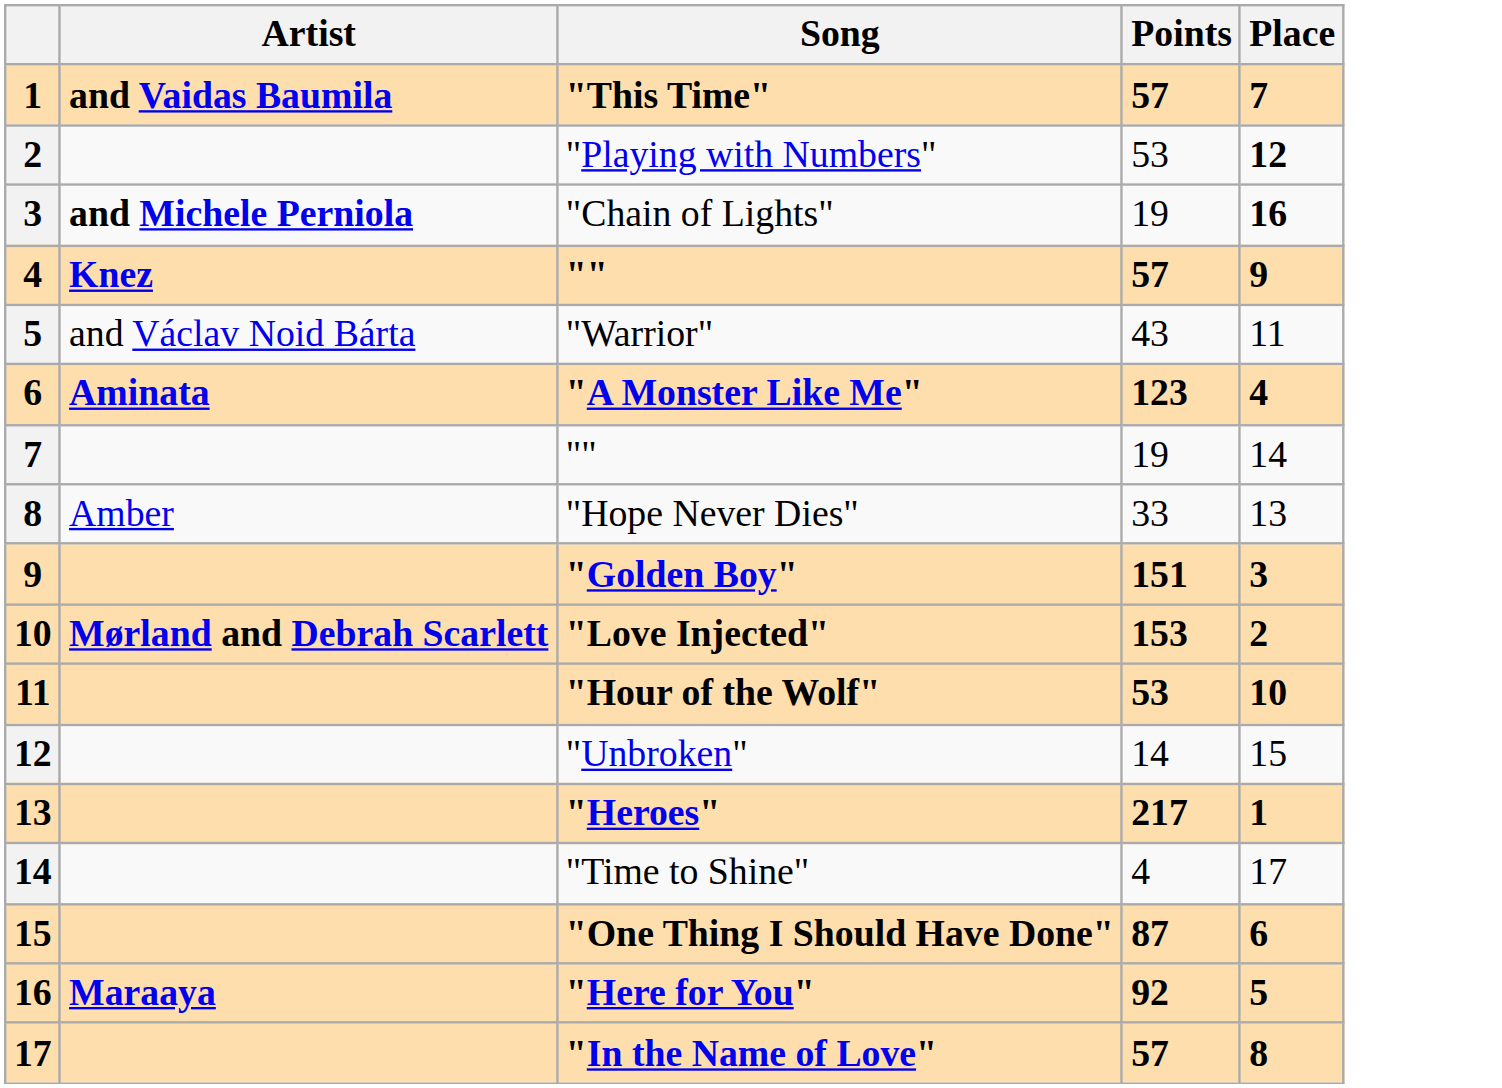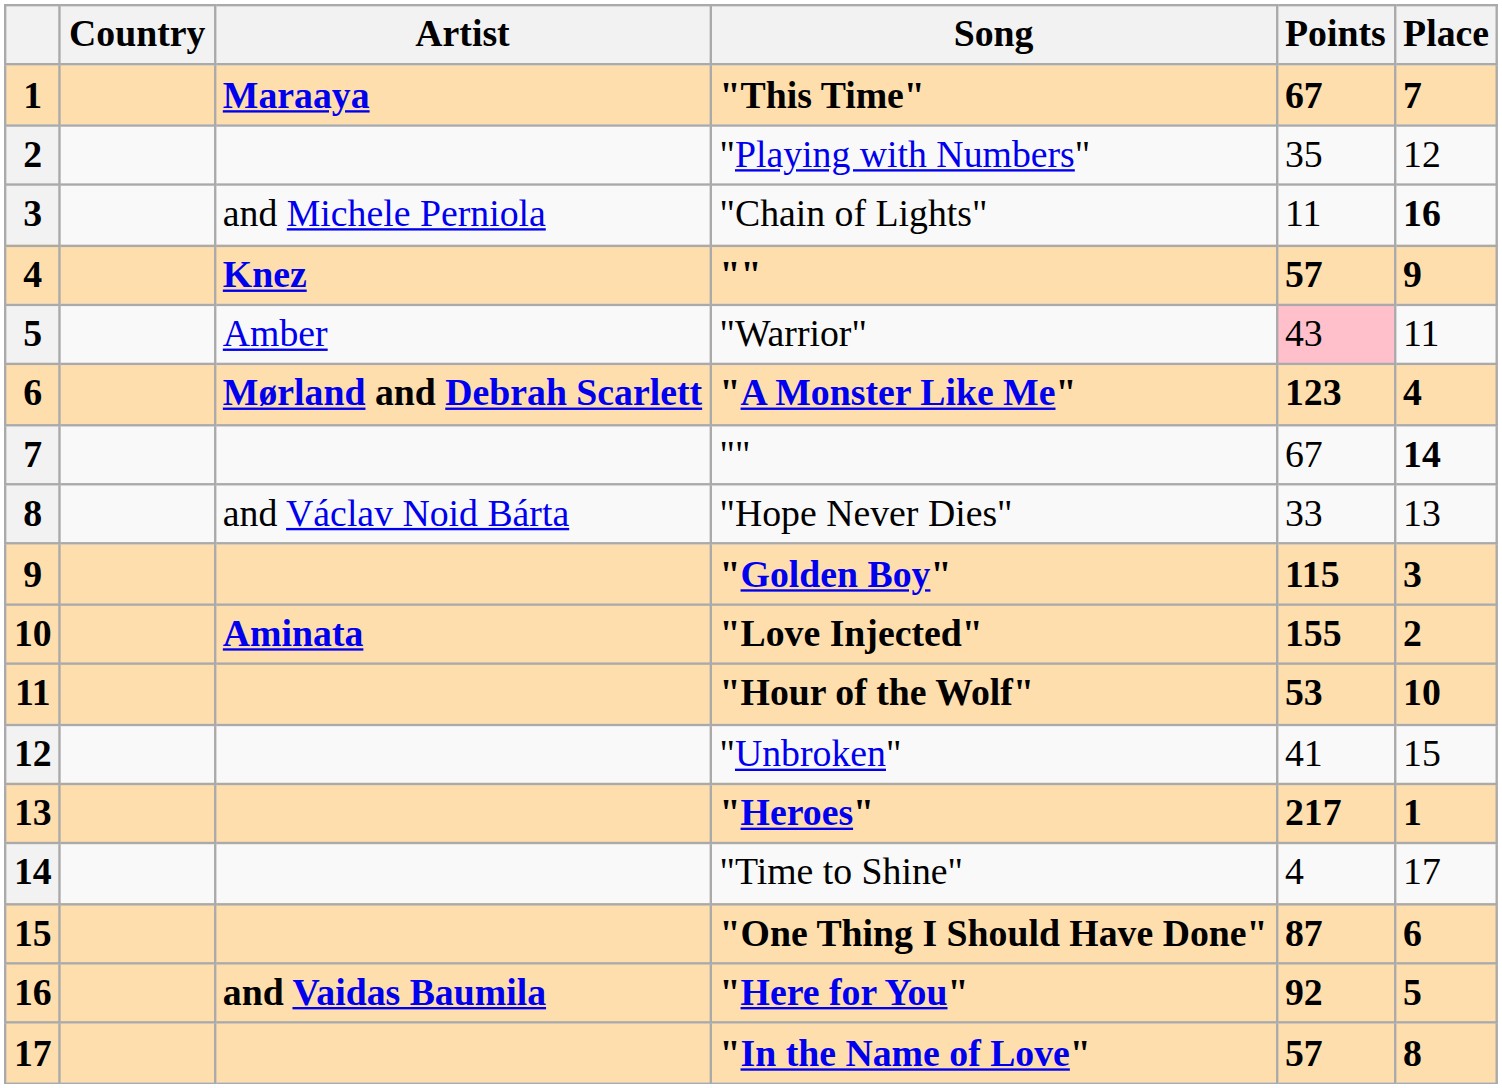+ column: (137, 34)
(231, 94) and Vaidas Baumila -> (296, 94) Maraaya
(1150, 94) 57 -> (1304, 94) 67
(1150, 154) 53 -> (1304, 154) 35
(1268, 154) bold -> (1422, 154) normal
(241, 214) bold -> (384, 214) normal
(1150, 214) 19 -> (1303, 214) 11
(242, 333) and Václav Noid Bárta -> (275, 333) Amber
(1150, 333) no background -> (1304, 333) pink background
(139, 393) Aminata -> (462, 393) Mørland and Debrah Scarlett
(1150, 453) 19 -> (1304, 453) 67
(1268, 453) normal -> (1422, 453) bold
(121, 513) Amber -> (396, 513) and Václav Noid Bárta
(1160, 573) 151 -> (1312, 573) 115
(309, 633) Mørland and Debrah Scarlett -> (293, 633) Aminata
(1160, 633) 153 -> (1313, 633) 155
(1150, 753) 14 -> (1304, 753) 41
(142, 992) Maraaya -> (384, 992) and Vaidas Baumila
